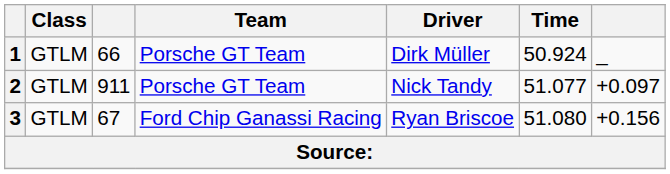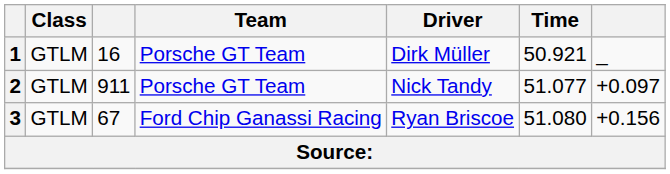(109, 53) 66 -> (109, 53) 16
(555, 53) 50.924 -> (555, 53) 50.921
